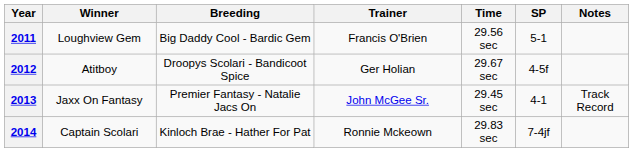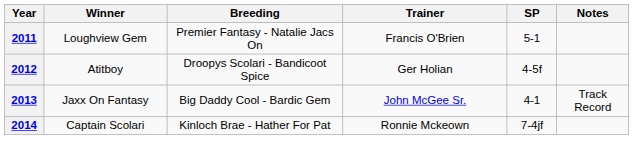- column: (489, 13)
(235, 38) Big Daddy Cool - Bardic Gem -> (255, 38) Premier Fantasy - Natalie Jacs On
(235, 100) Premier Fantasy - Natalie Jacs On -> (255, 100) Big Daddy Cool - Bardic Gem
